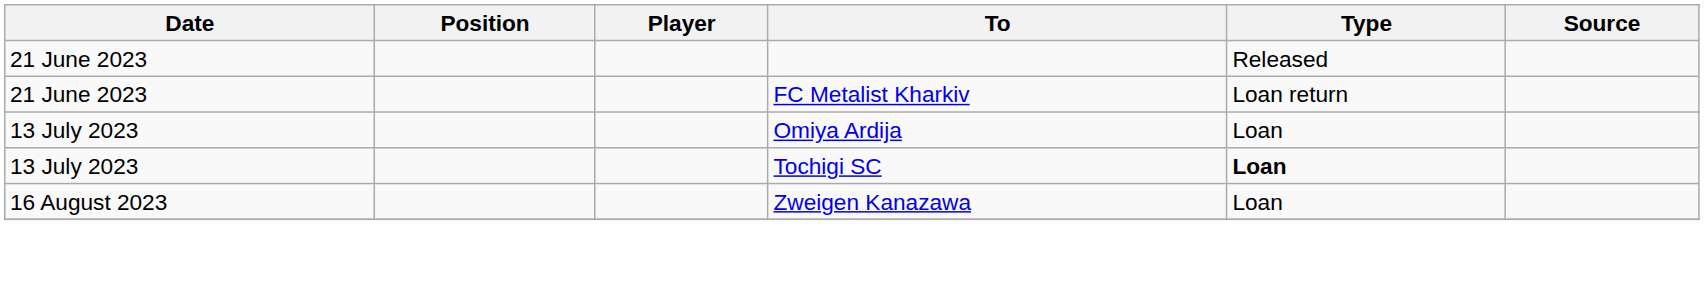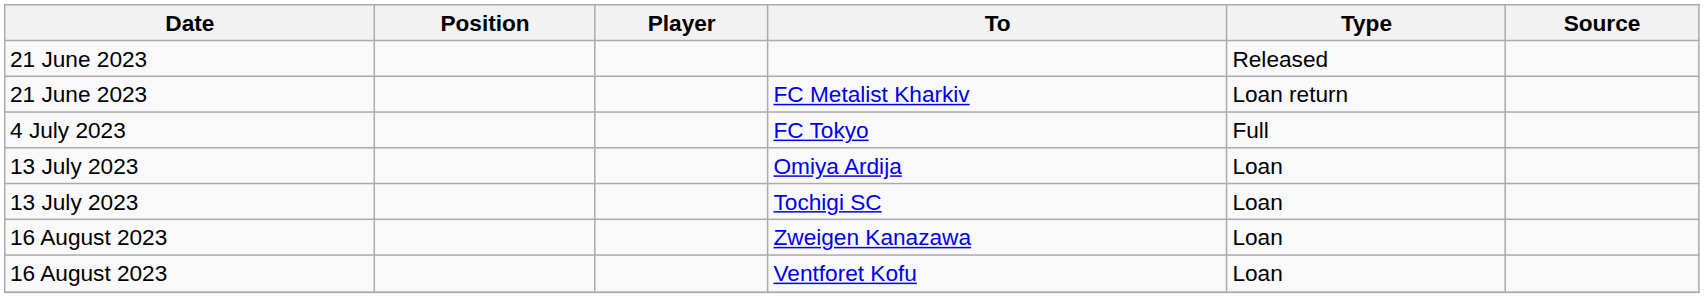+ row: (68, 130)
(1259, 166) bold -> (1258, 202) normal
+ row: (89, 274)
